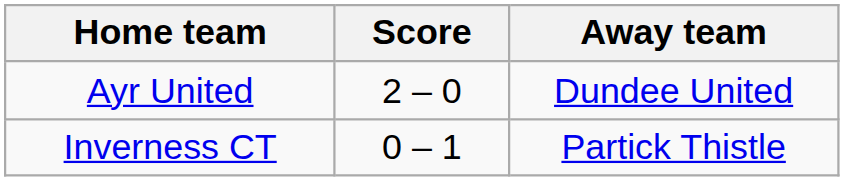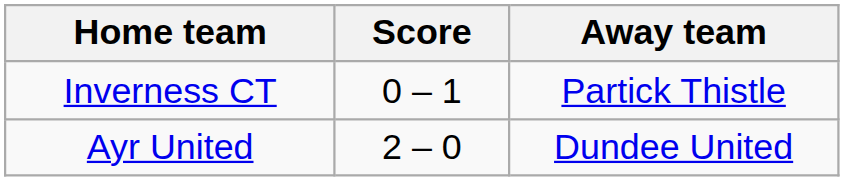rows swapped: (170, 89) <-> (170, 146)
